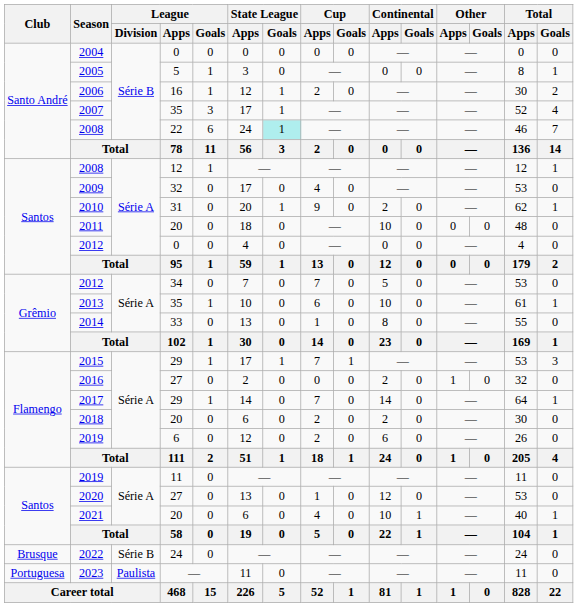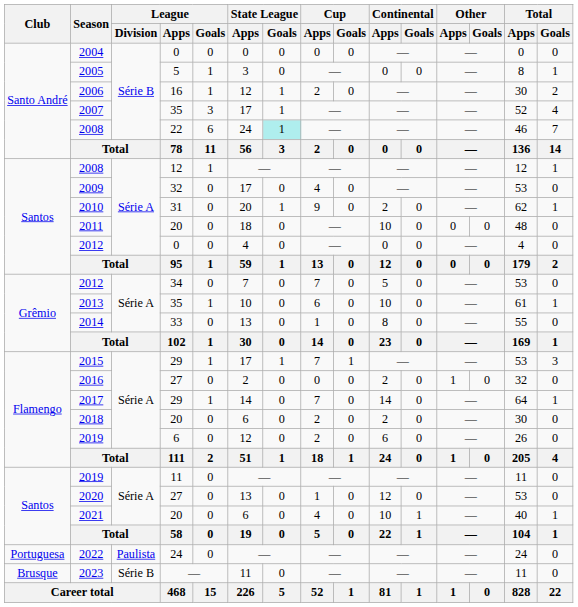(37, 554) Brusque -> (37, 554) Portuguesa
(136, 554) Série B -> (136, 554) Paulista
(37, 573) Portuguesa -> (37, 573) Brusque
(136, 573) Paulista -> (136, 573) Série B
